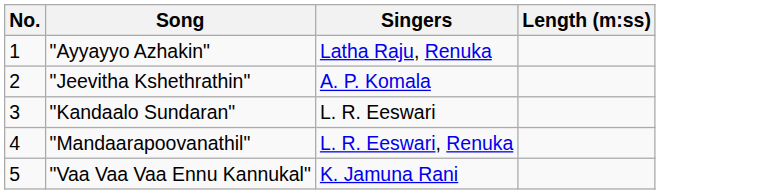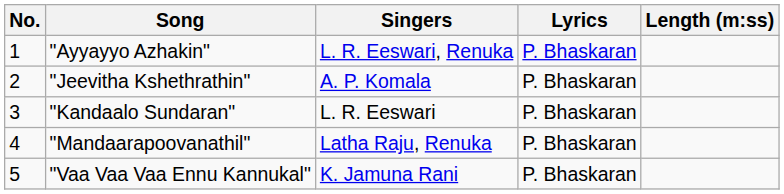+ column: (579, 20)
(406, 51) Latha Raju, Renuka -> (417, 51) L. R. Eeswari, Renuka
(417, 143) L. R. Eeswari, Renuka -> (406, 143) Latha Raju, Renuka
